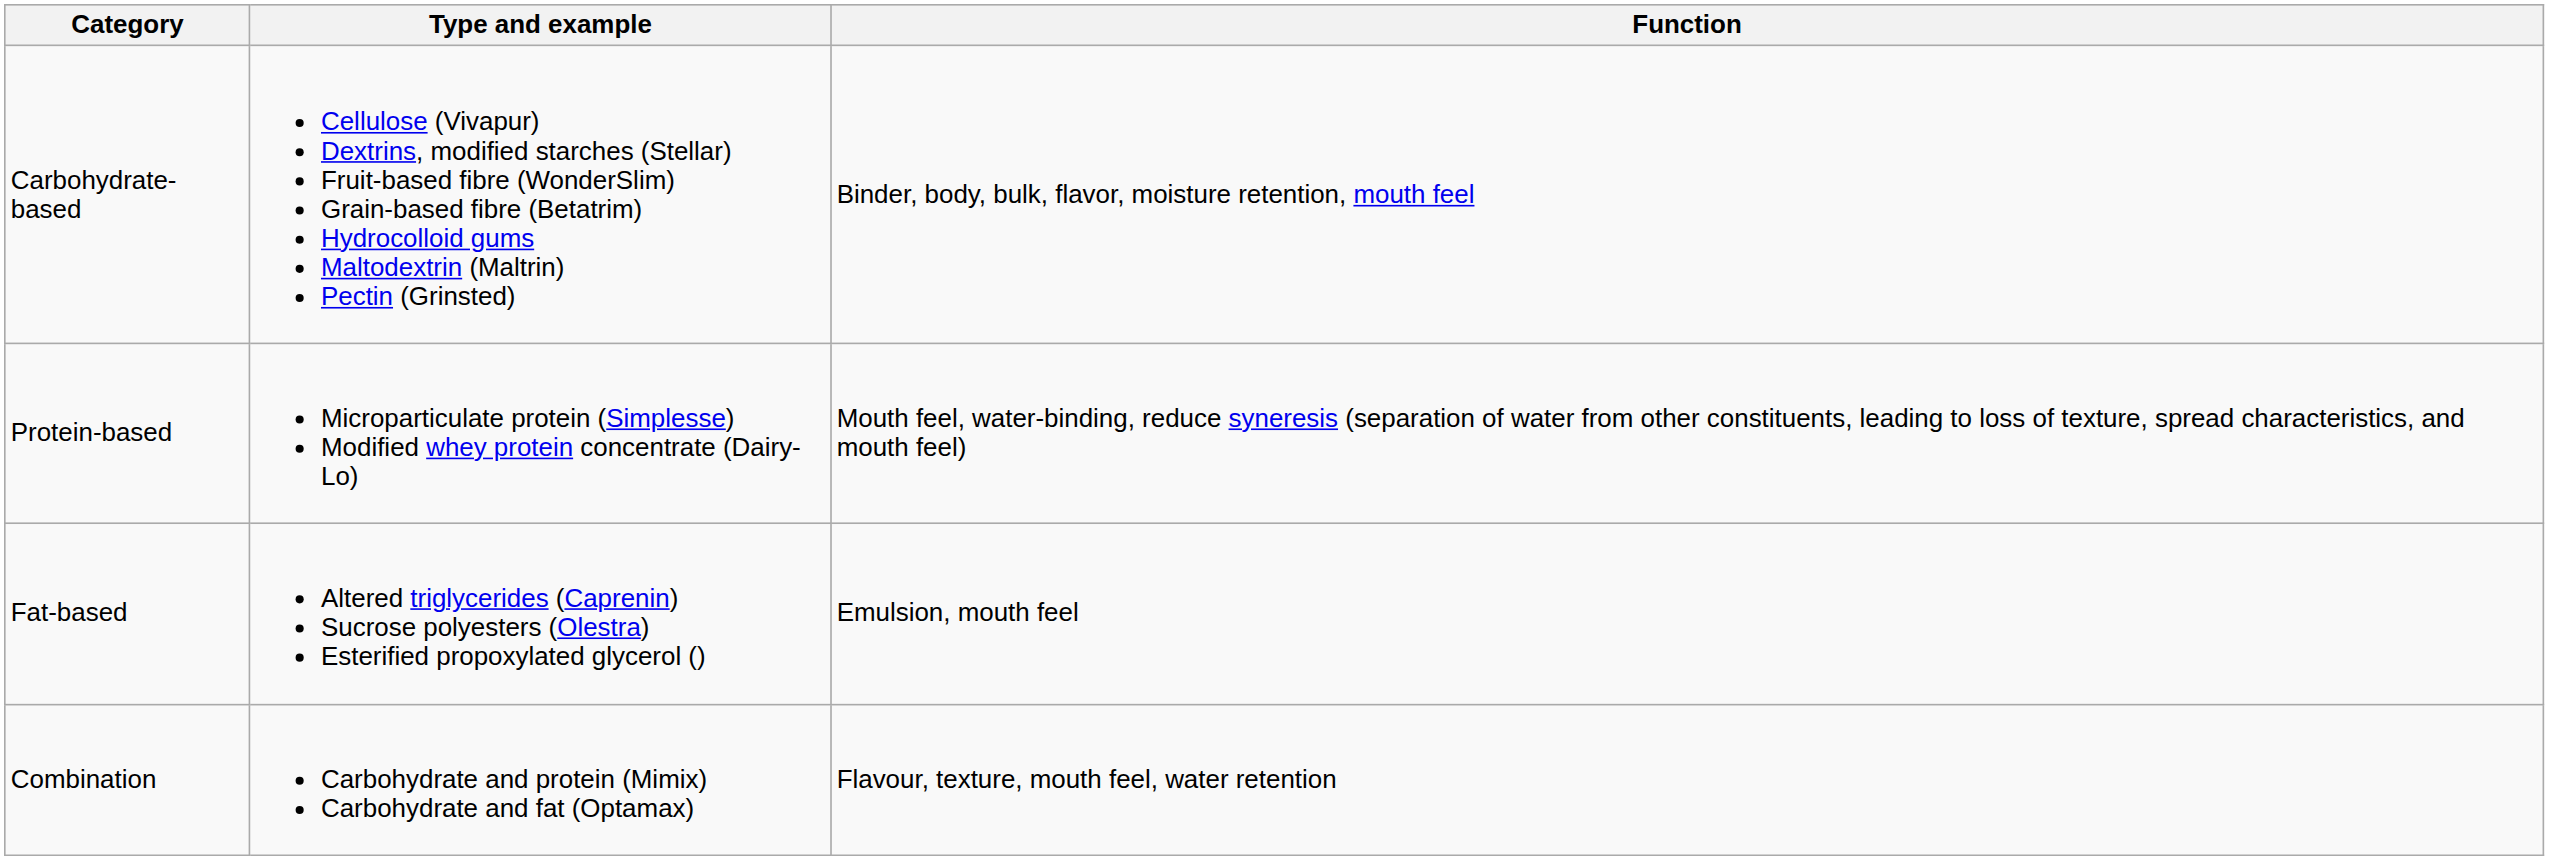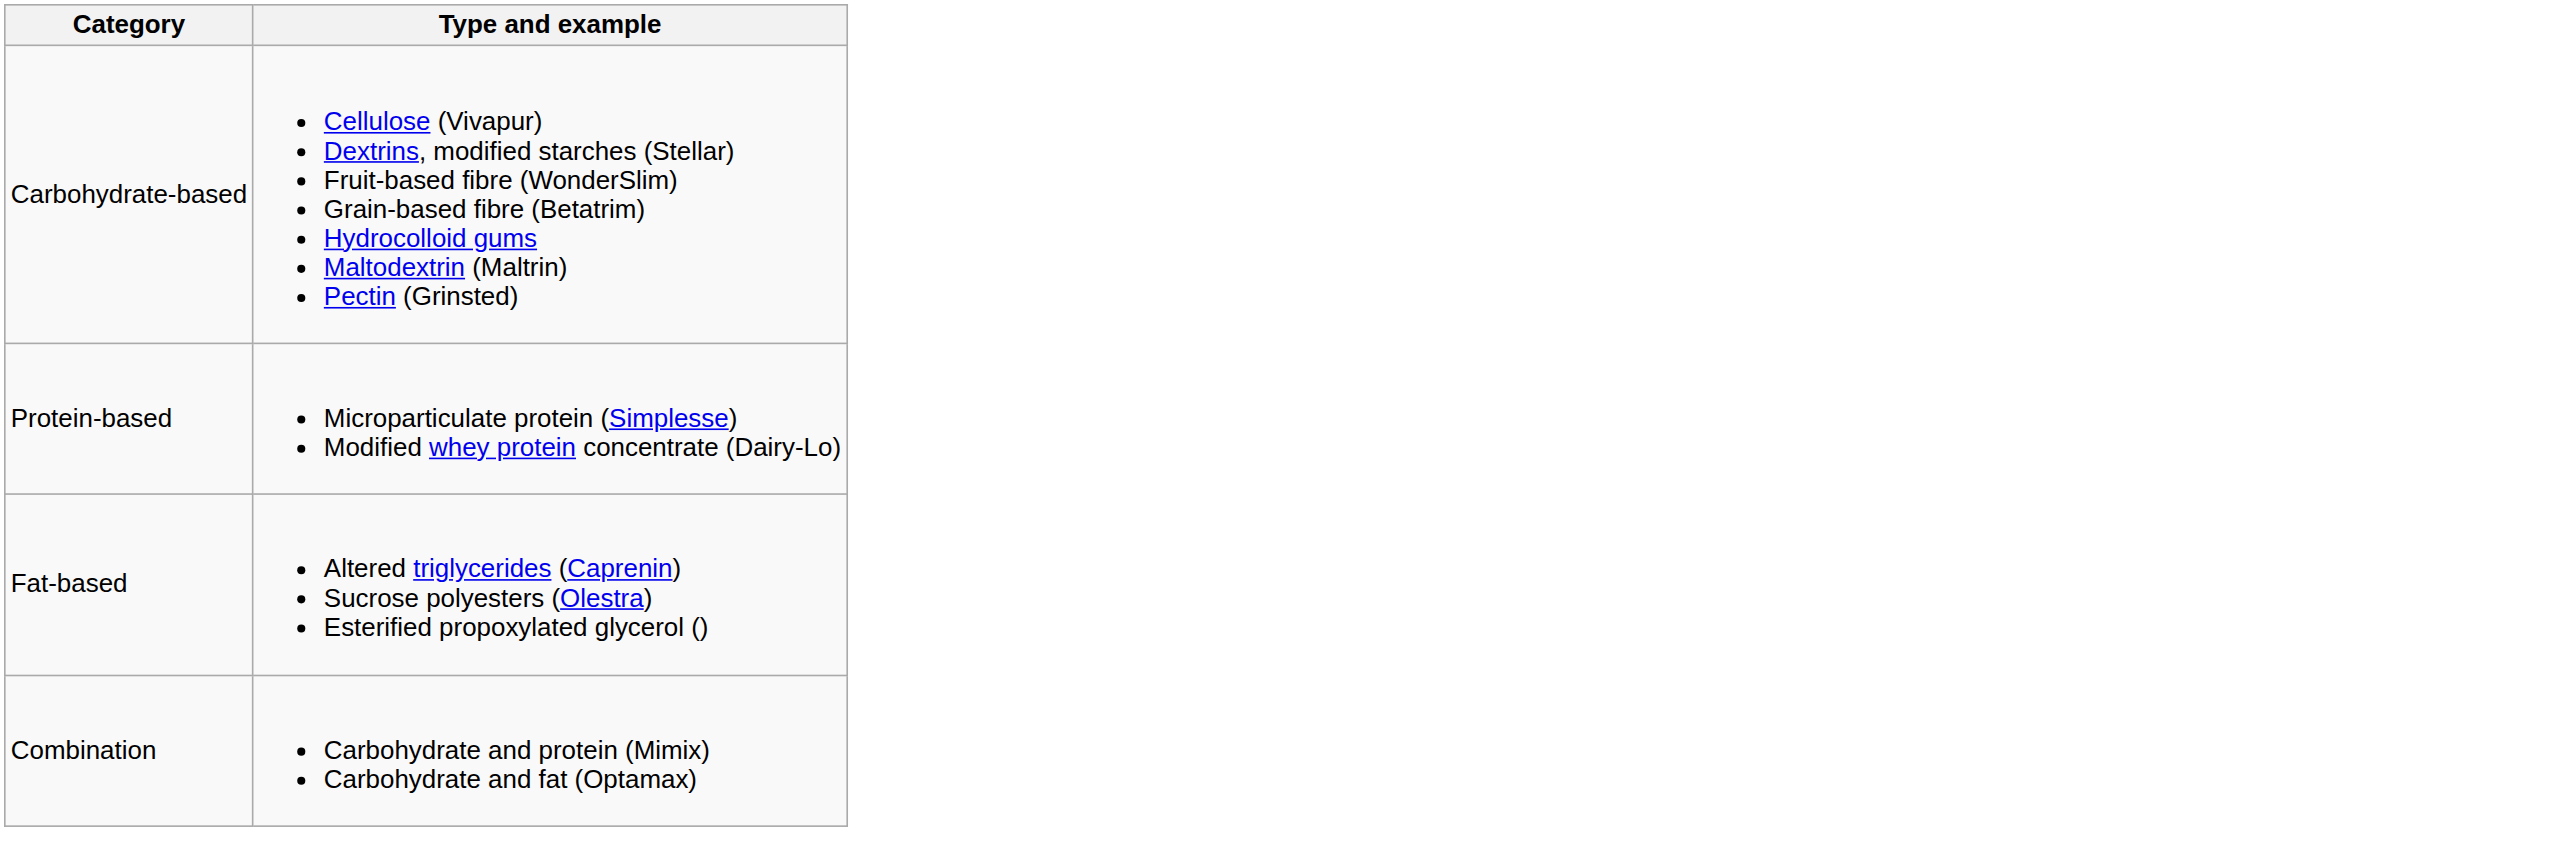- column: (1687, 25)
